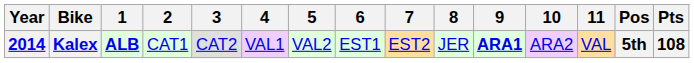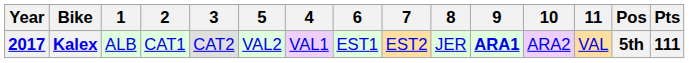columns swapped: (265, 17) <-> (312, 17)
(27, 44) 2014 -> (27, 44) 2017
(122, 44) bold -> (121, 44) normal
(671, 44) 108 -> (667, 44) 111
